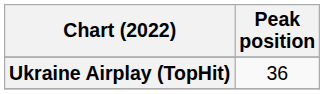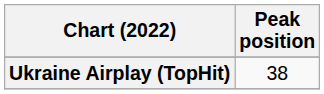(277, 72) 36 -> (277, 72) 38
